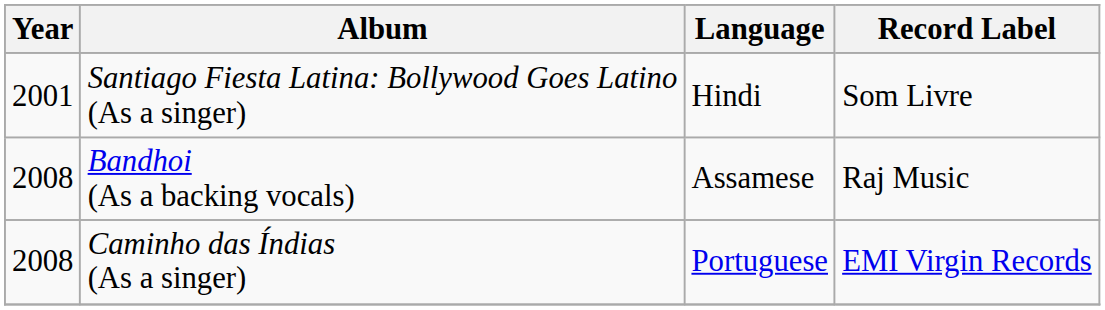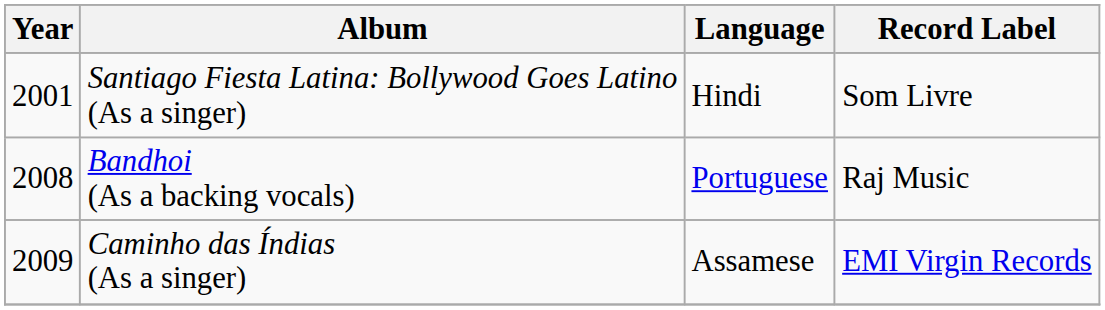(753, 178) Assamese -> (760, 178) Portuguese
(43, 261) 2008 -> (43, 261) 2009
(760, 261) Portuguese -> (753, 261) Assamese
